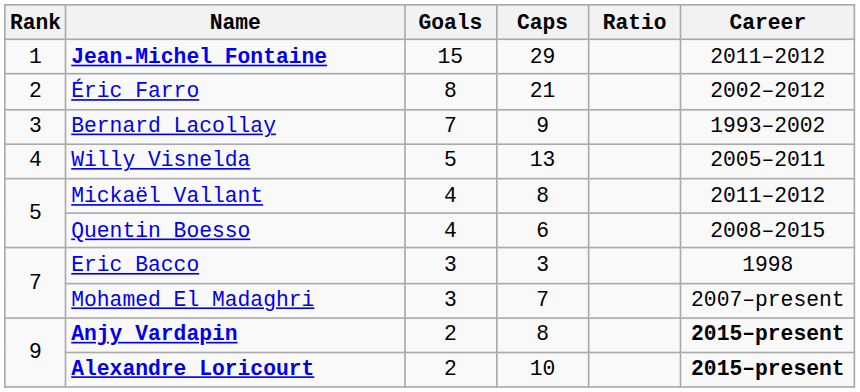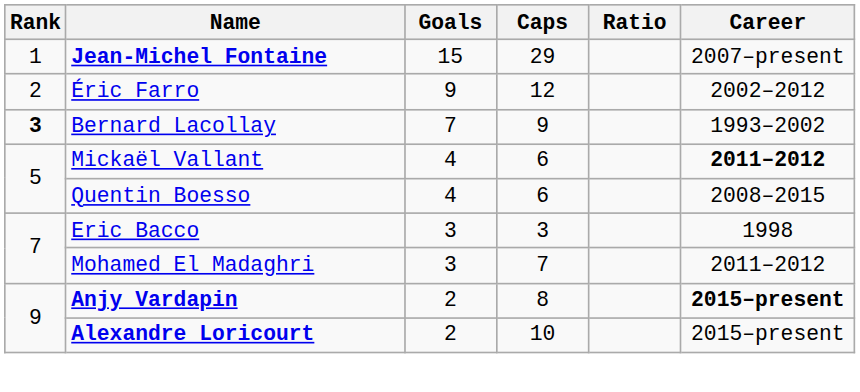(768, 57) 2011–2012 -> (768, 57) 2007–present
(450, 92) 8 -> (450, 92) 9
(543, 92) 21 -> (543, 92) 12
(35, 126) normal -> (35, 126) bold
- row: (161, 161)
(543, 196) 8 -> (543, 161) 6
(768, 196) normal -> (768, 161) bold
(768, 300) 2007–present -> (768, 265) 2011–2012
(768, 370) bold -> (768, 335) normal
